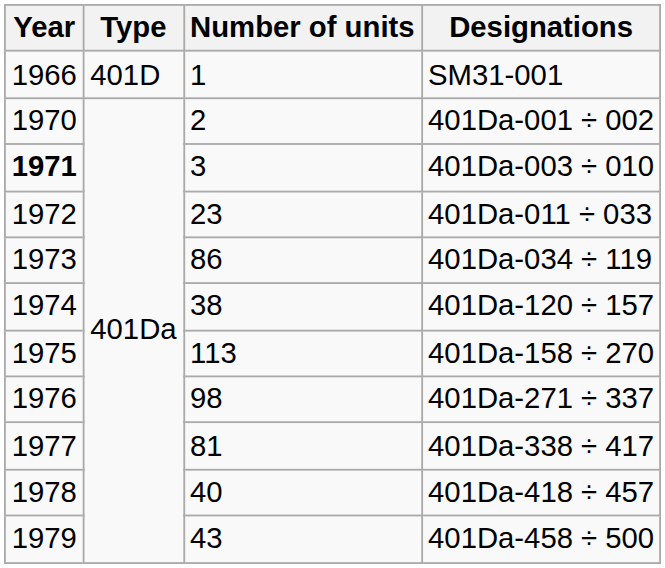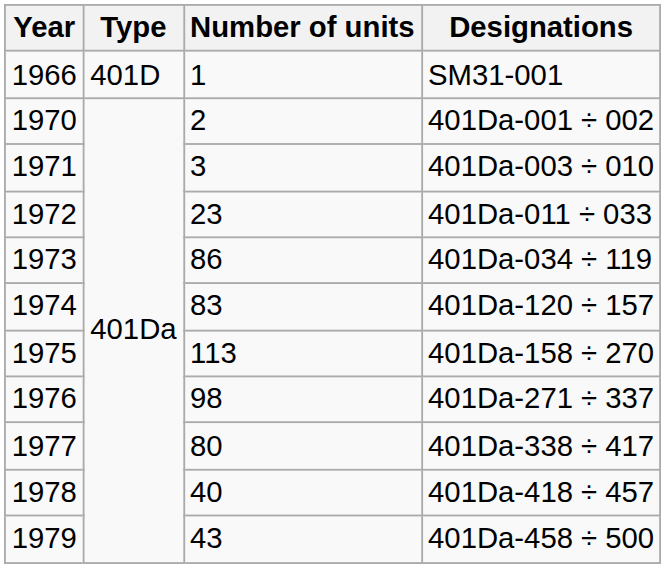(44, 167) bold -> (44, 167) normal
(206, 306) 38 -> (206, 306) 83
(206, 445) 81 -> (206, 445) 80
